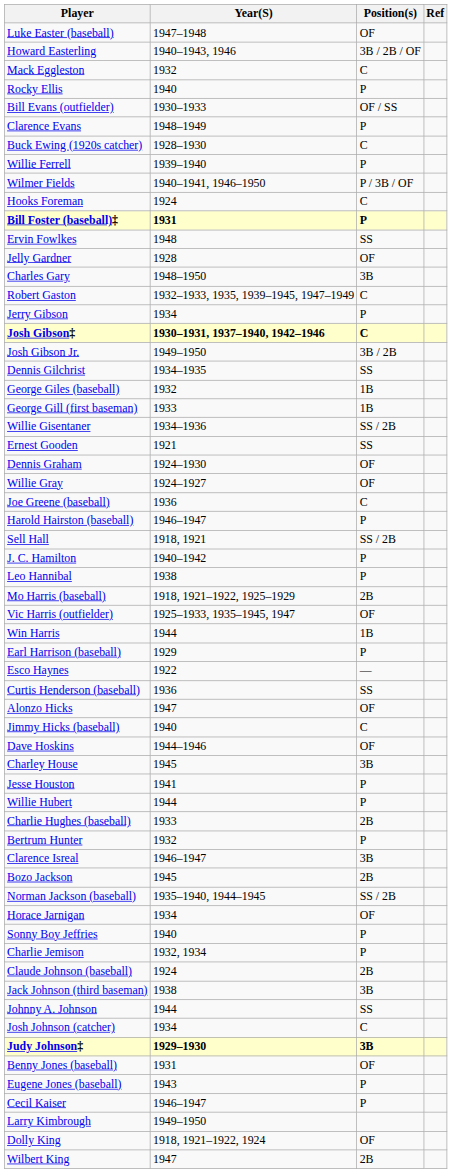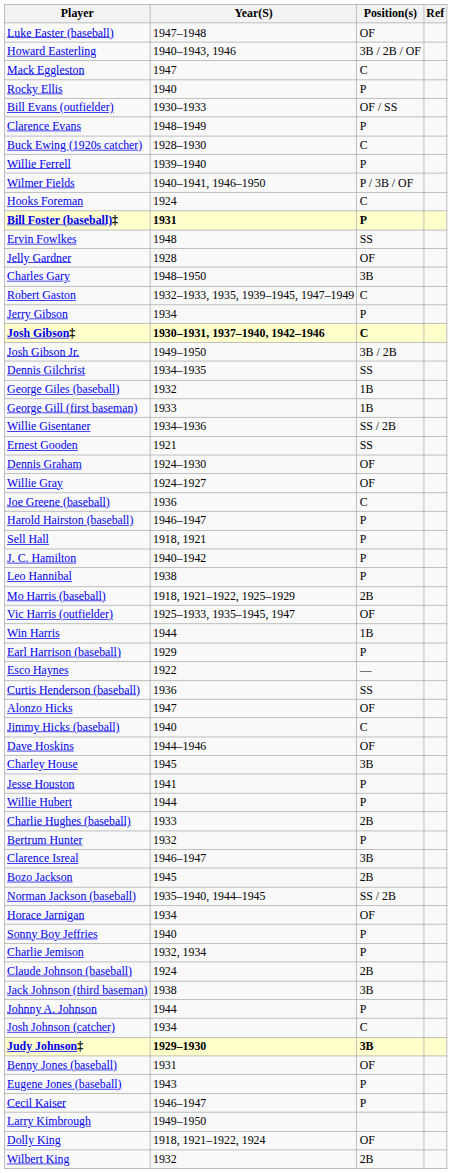(165, 70) 1932 -> (165, 70) 1947
(378, 539) SS / 2B -> (363, 539) P
(366, 1009) SS -> (363, 1009) P
(165, 1159) 1947 -> (165, 1159) 1932
